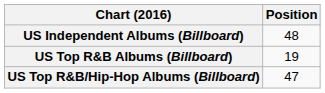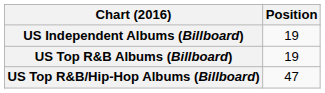(292, 35) 48 -> (292, 35) 19
